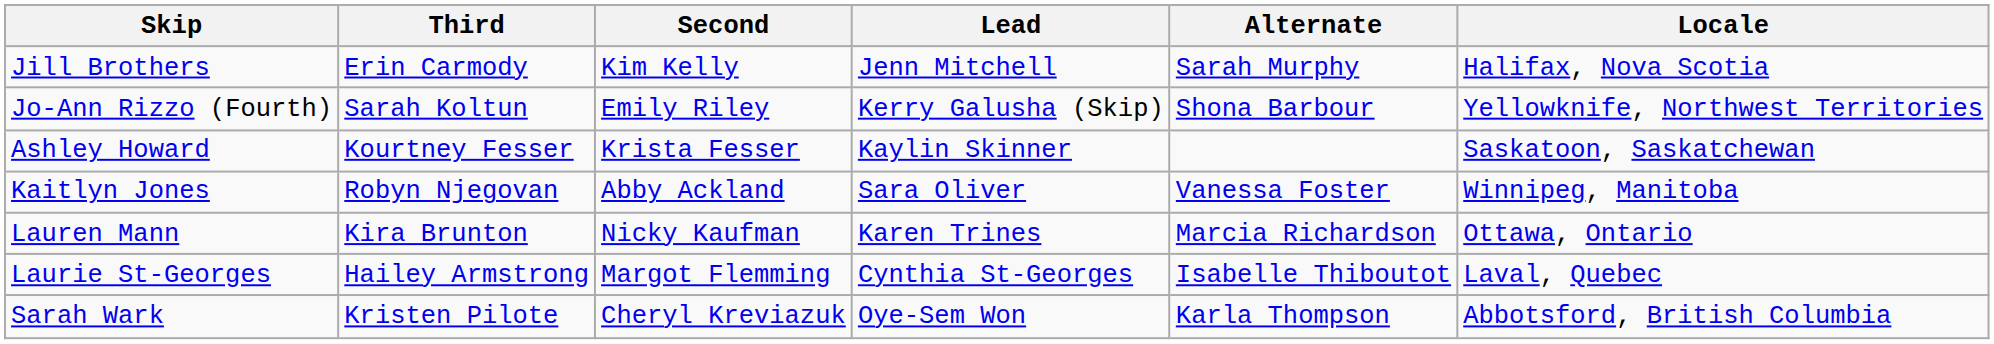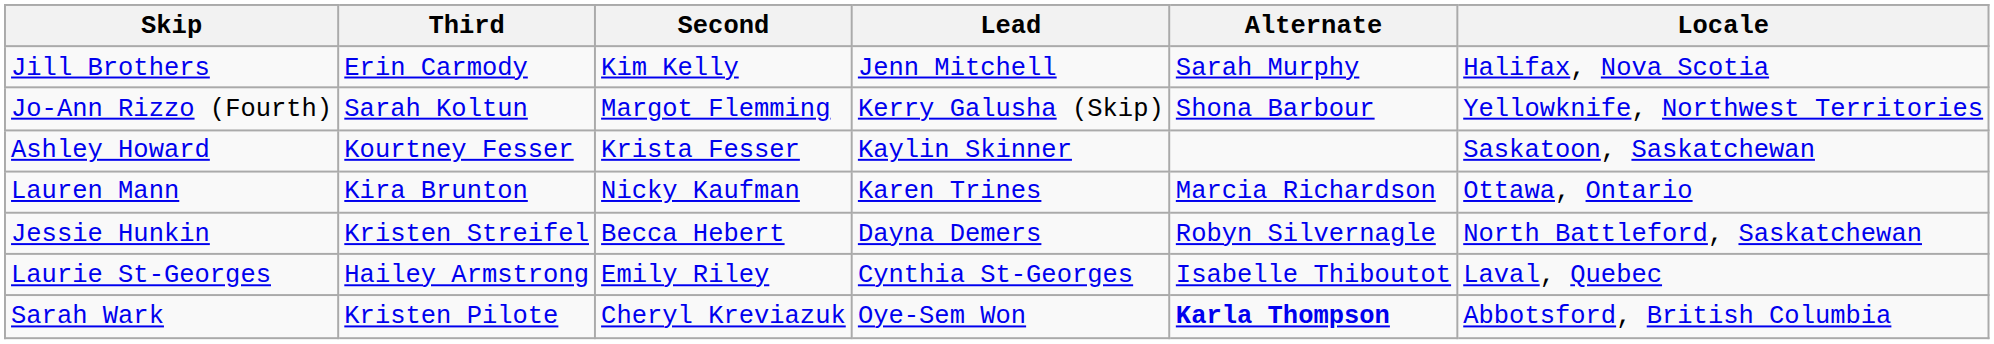(685, 109) Emily Riley -> (716, 109) Margot Flemming
- row: (110, 192)
+ row: (110, 233)
(716, 275) Margot Flemming -> (685, 275) Emily Riley
(1283, 316) normal -> (1283, 316) bold
